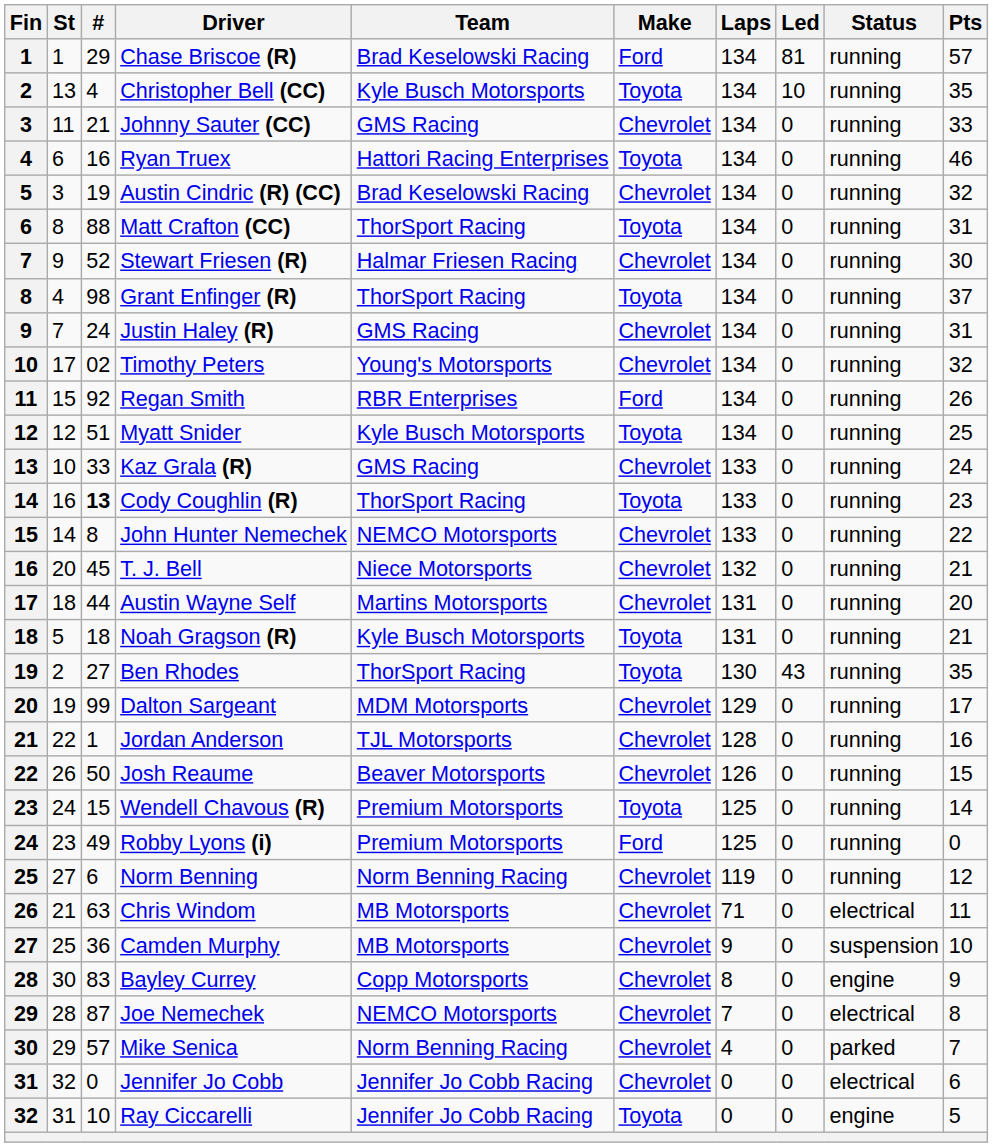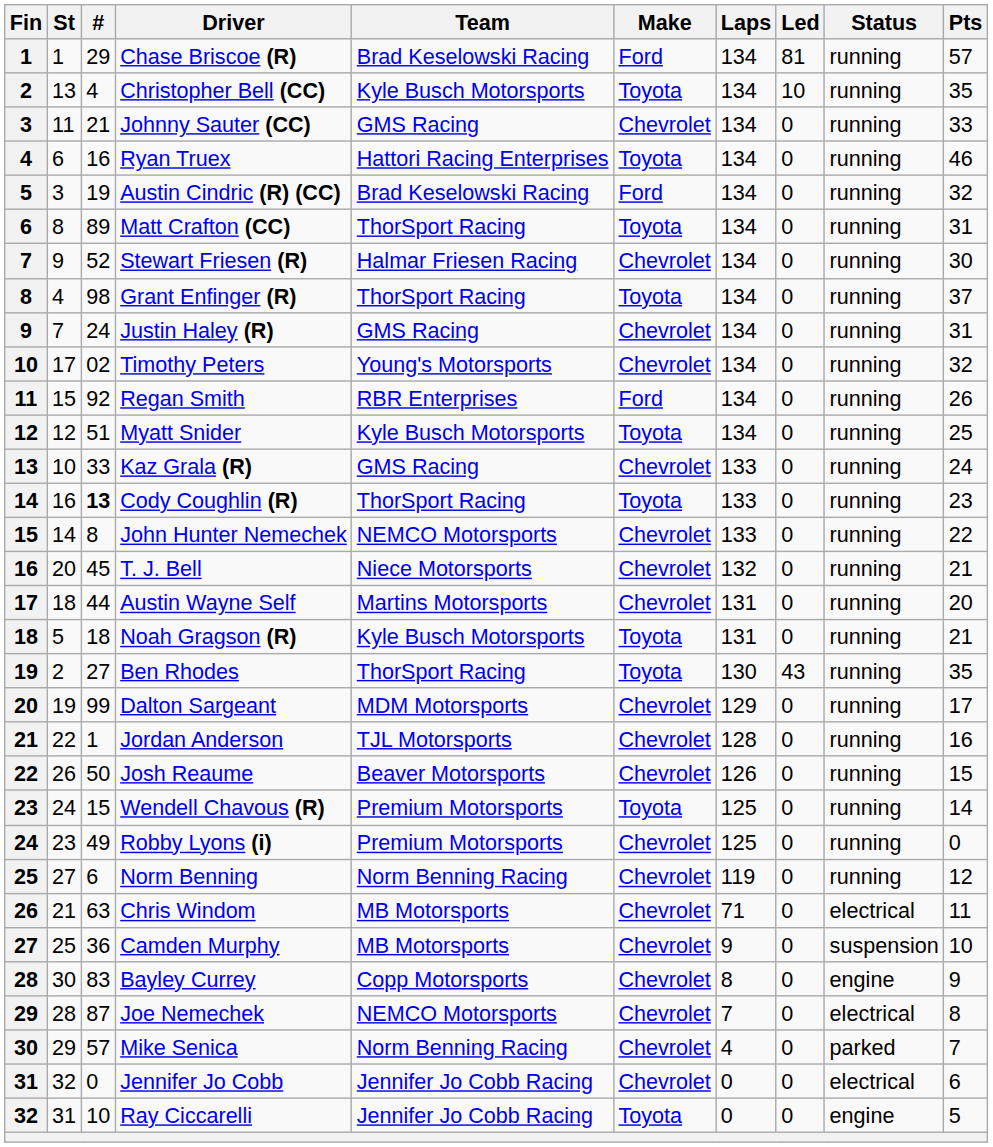(665, 193) Chevrolet -> (641, 193) Ford
(98, 227) 88 -> (98, 227) 89
(641, 842) Ford -> (665, 842) Chevrolet
